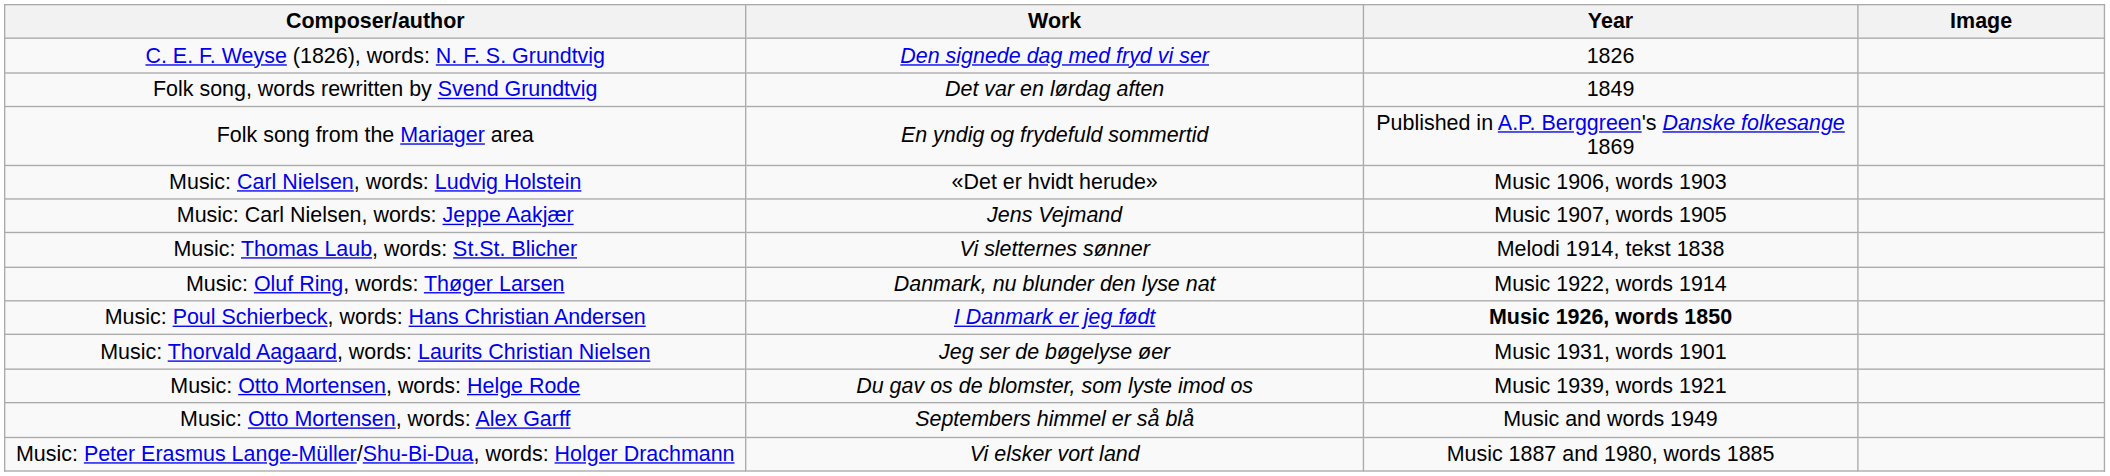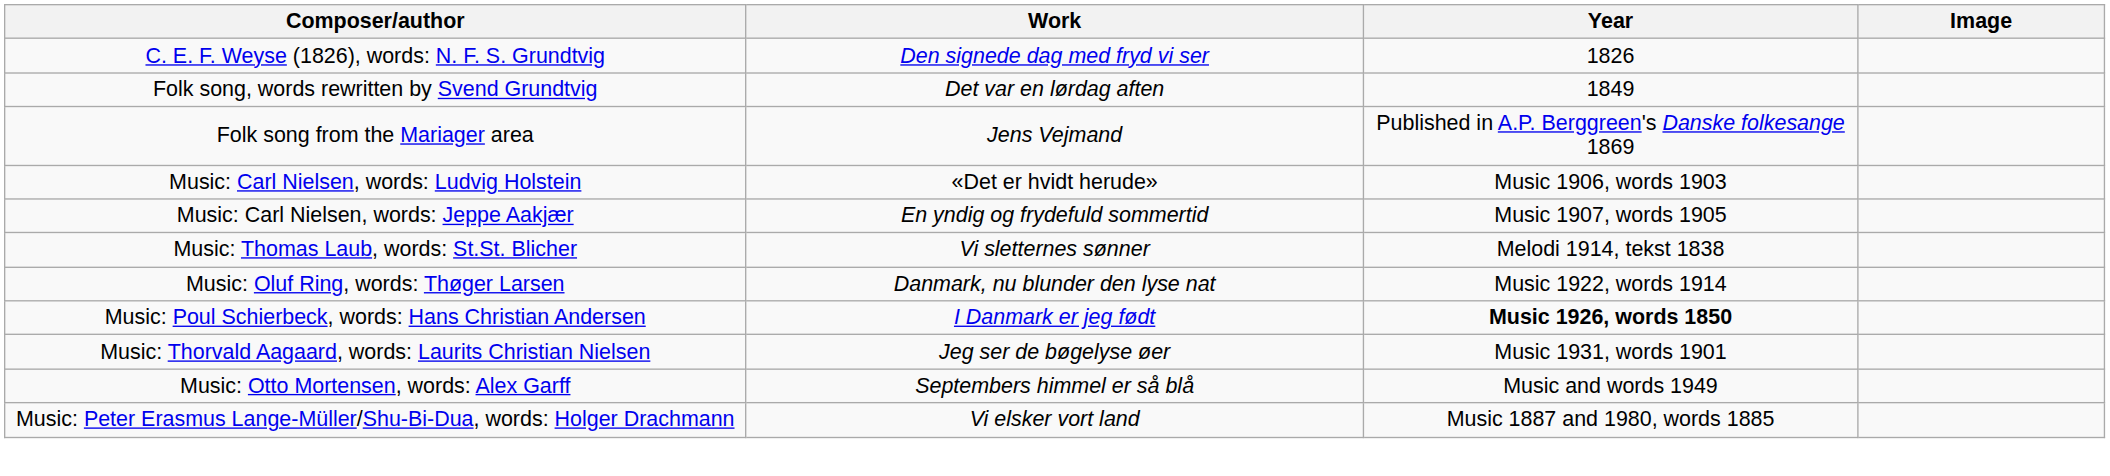(1055, 135) En yndig og frydefuld sommertid -> (1055, 135) Jens Vejmand
(1055, 215) Jens Vejmand -> (1055, 215) En yndig og frydefuld sommertid
- row: (375, 385)
